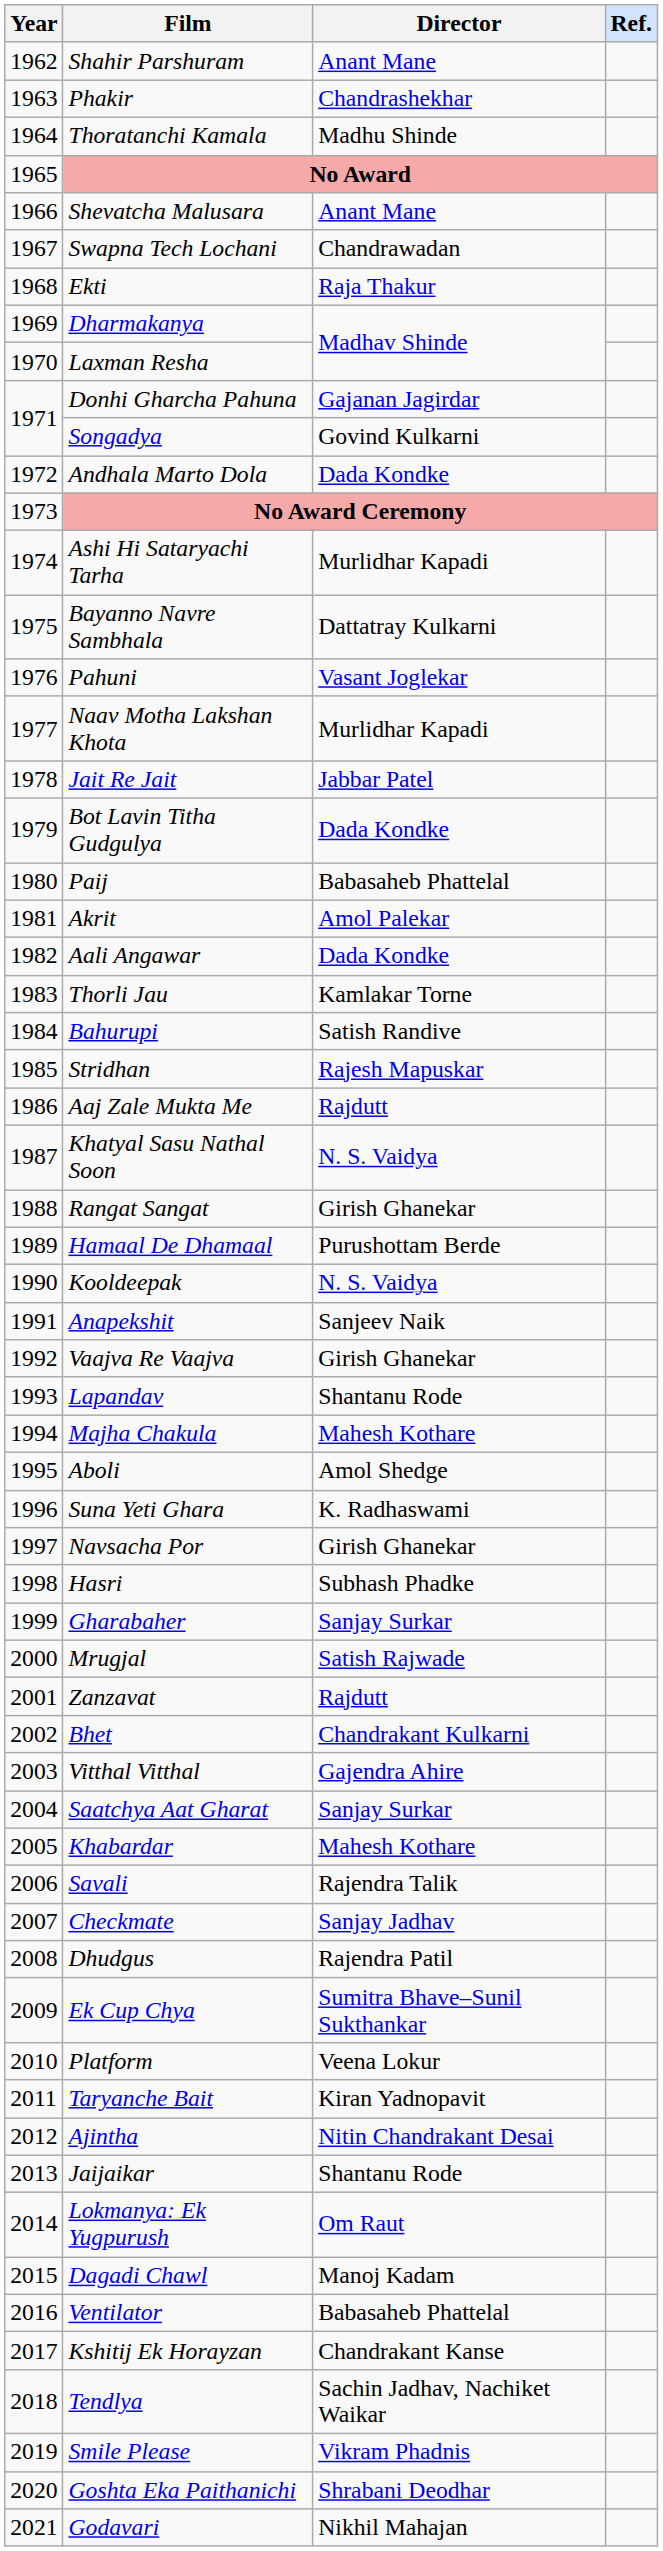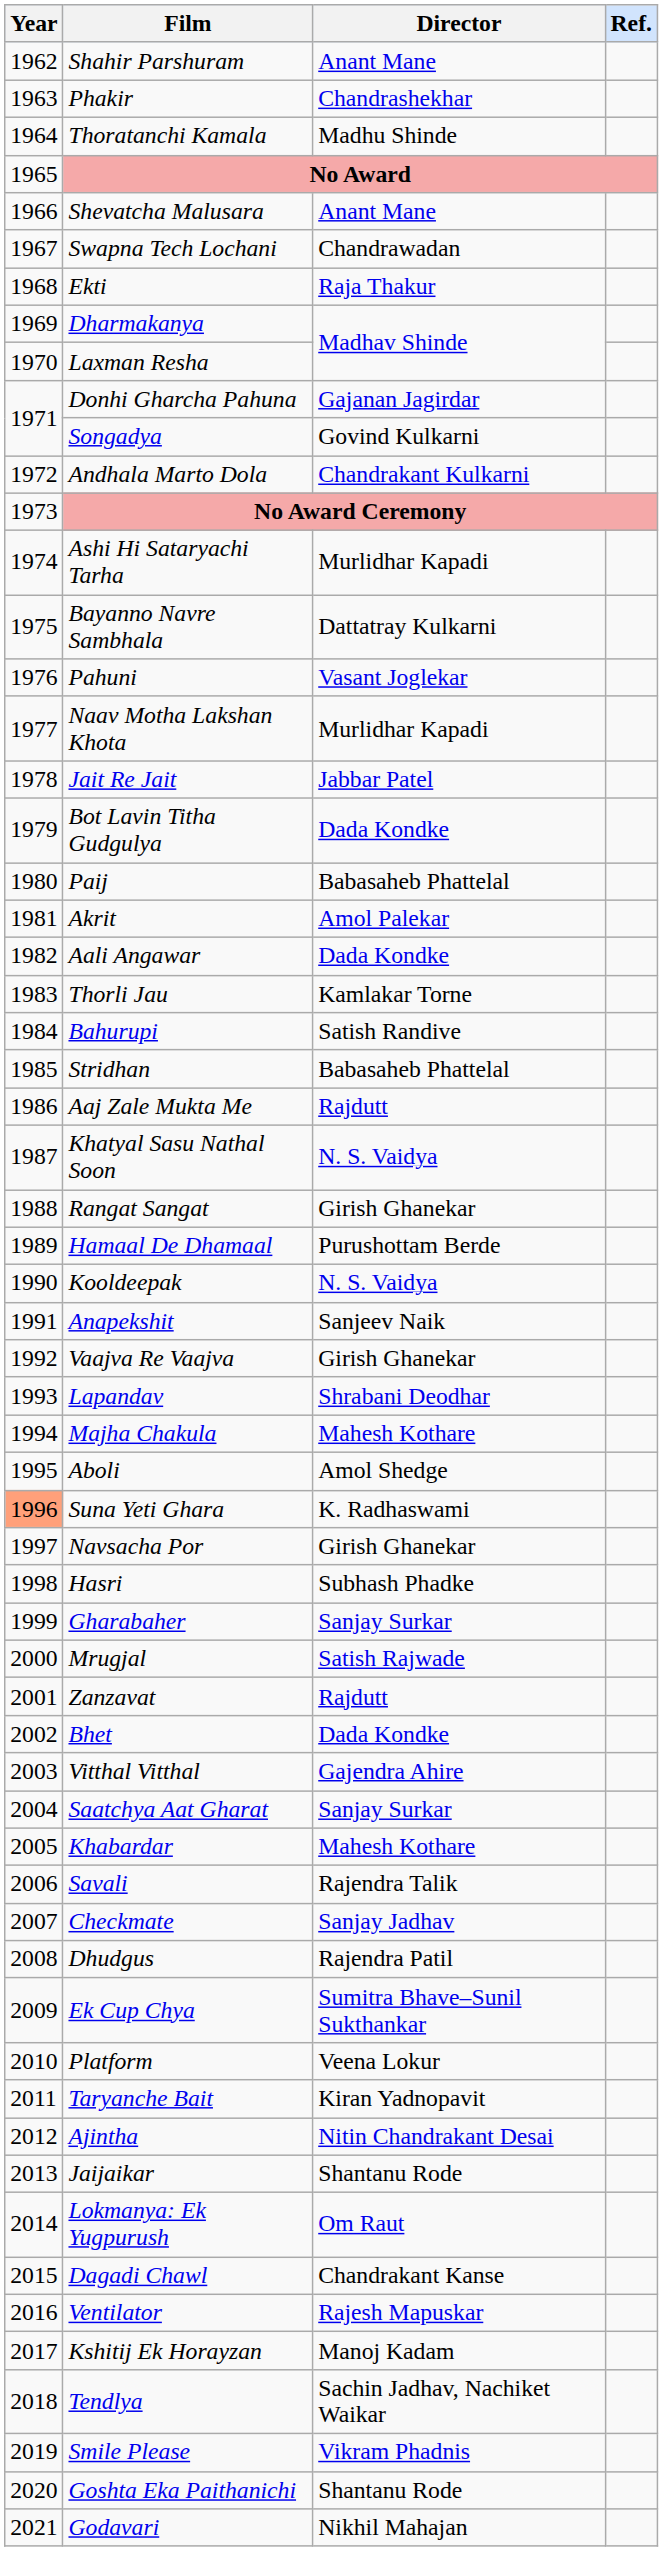(384, 473) Dada Kondke -> (424, 473) Chandrakant Kulkarni
(401, 1068) Rajesh Mapuskar -> (414, 1068) Babasaheb Phattelal
(390, 1395) Shantanu Rode -> (404, 1395) Shrabani Deodhar
(34, 1508) no background -> (34, 1508) lightsalmon background
(424, 1733) Chandrakant Kulkarni -> (384, 1733) Dada Kondke
(386, 2275) Manoj Kadam -> (411, 2275) Chandrakant Kanse
(414, 2312) Babasaheb Phattelal -> (401, 2312) Rajesh Mapuskar
(411, 2350) Chandrakant Kanse -> (386, 2350) Manoj Kadam
(404, 2489) Shrabani Deodhar -> (390, 2489) Shantanu Rode
